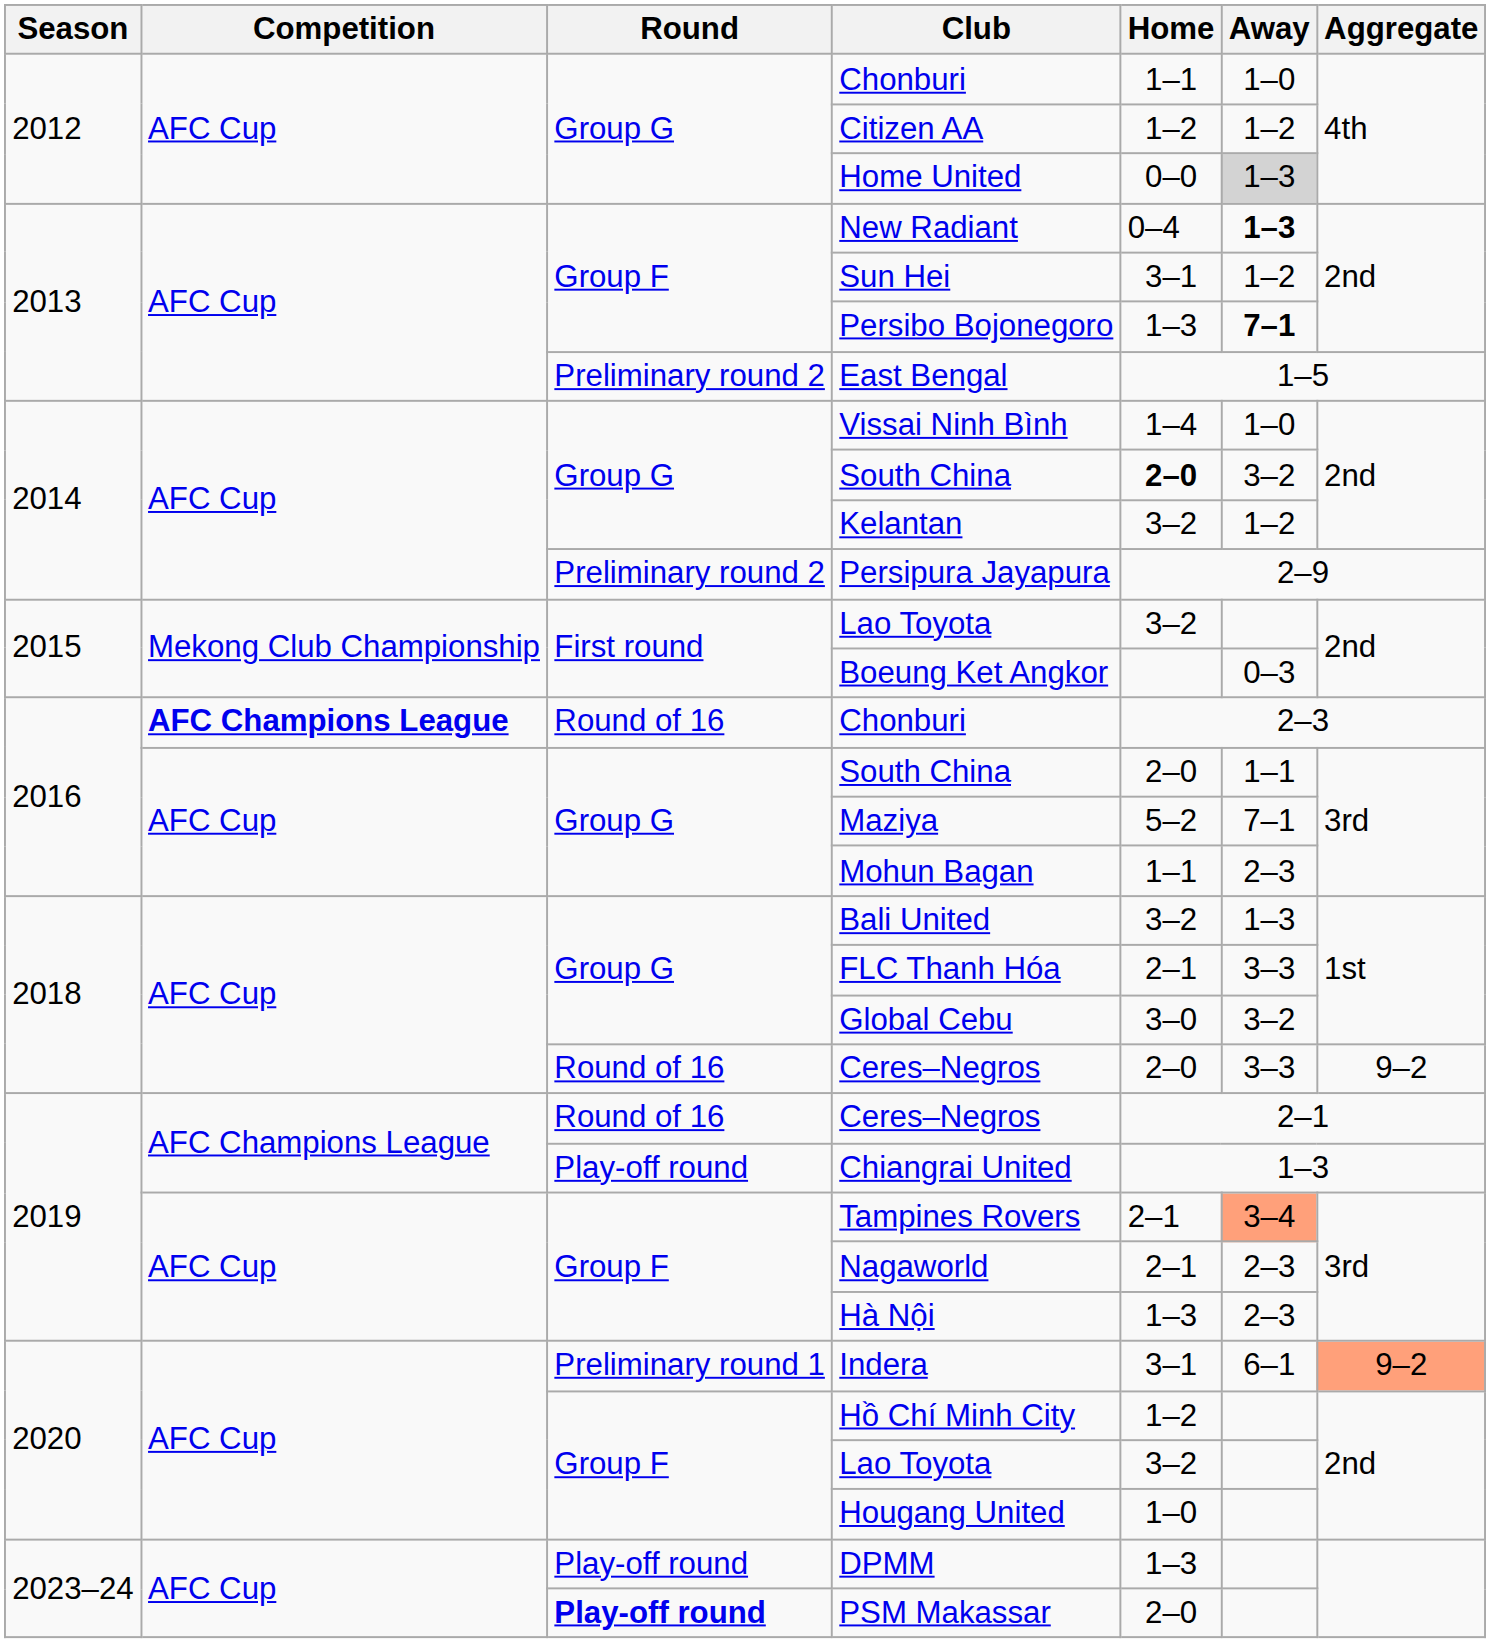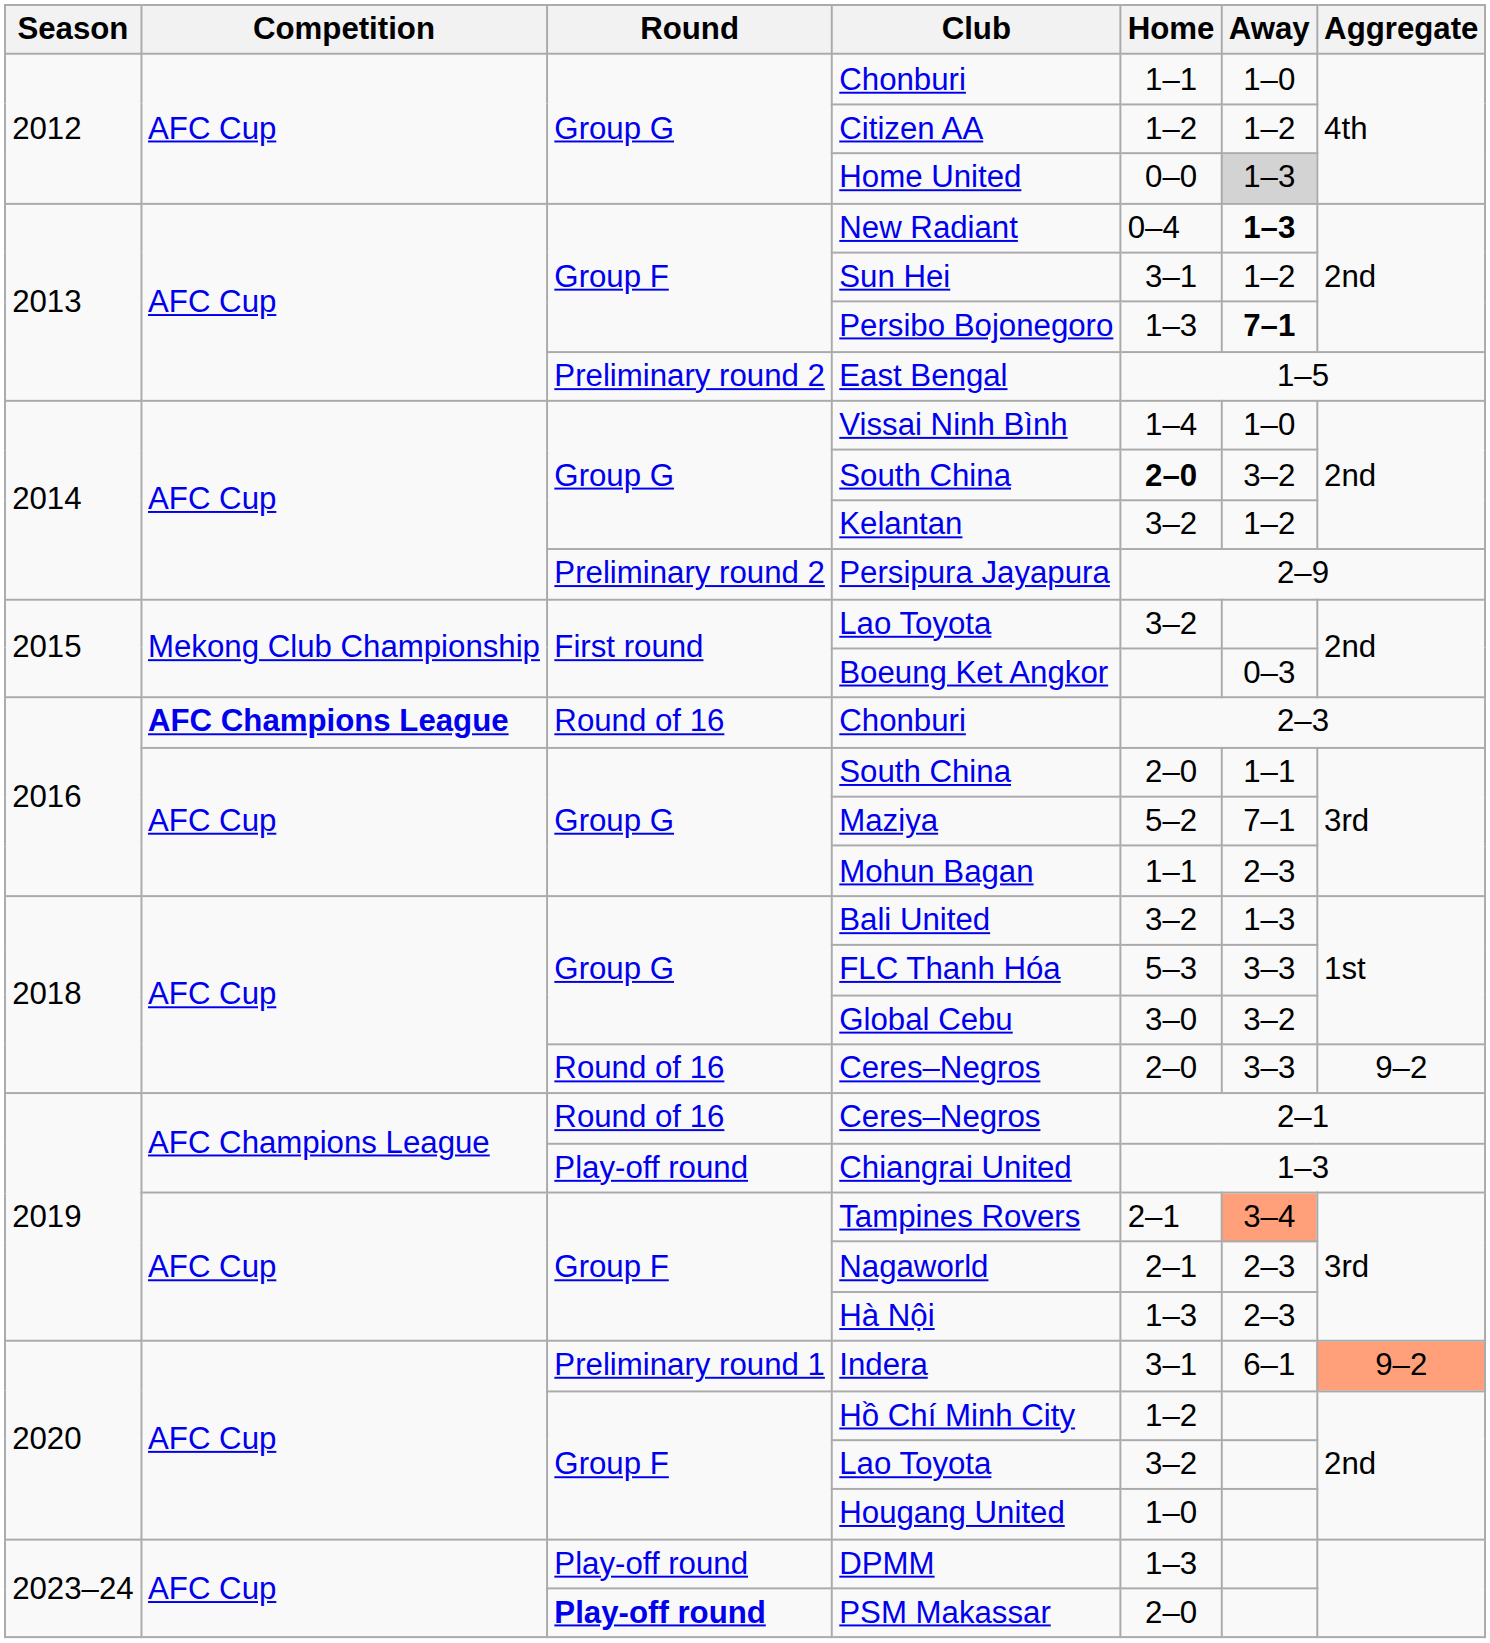(1171, 969) 2–1 -> (1171, 969) 5–3
